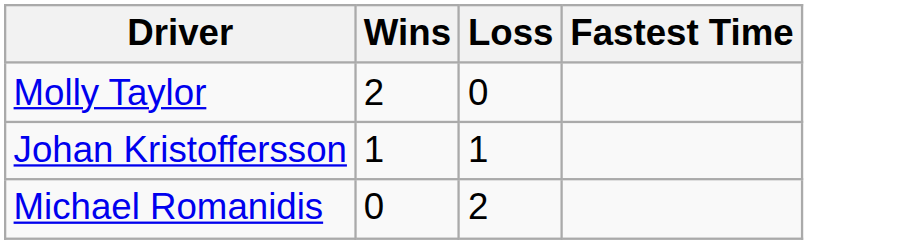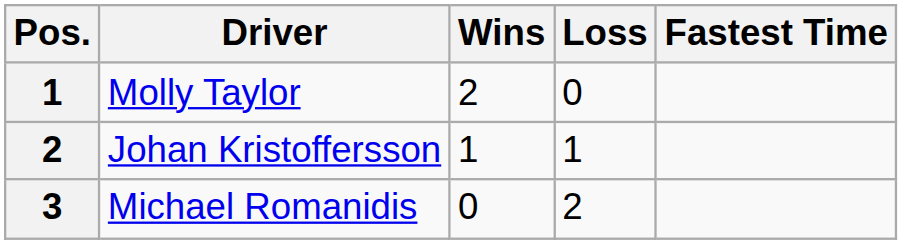+ column: (52, 33)
